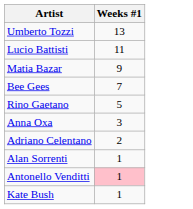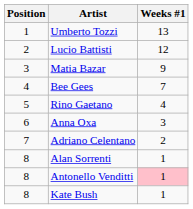+ column: (26, 13)
(119, 49) 11 -> (163, 49) 12
(119, 103) 5 -> (163, 103) 4
